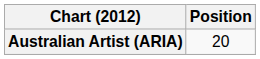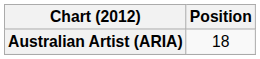(221, 41) 20 -> (221, 41) 18
